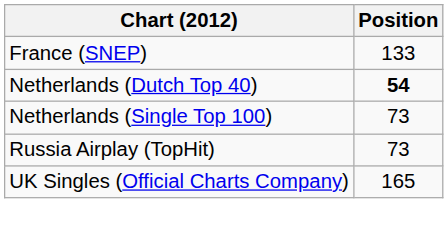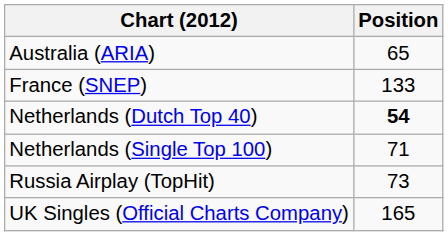+ row: (82, 52)
(398, 117) 73 -> (398, 149) 71
